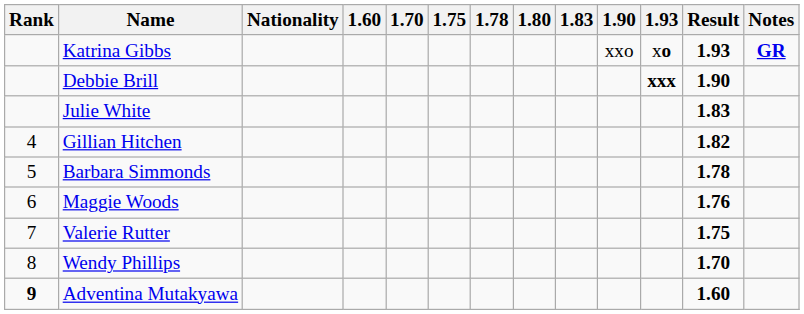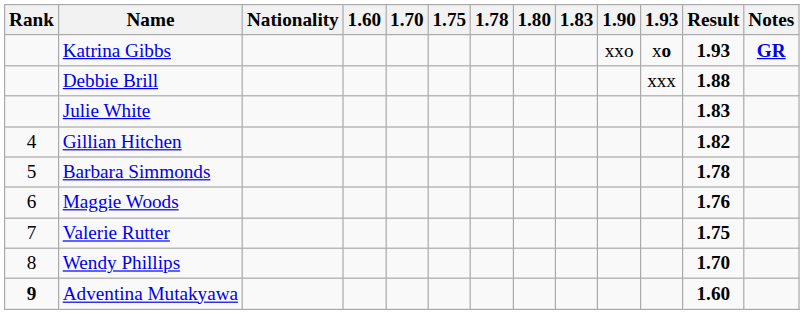(662, 80) bold -> (662, 80) normal
(713, 80) 1.90 -> (713, 80) 1.88
